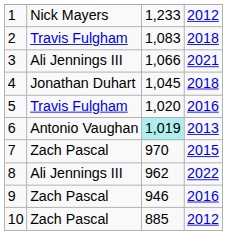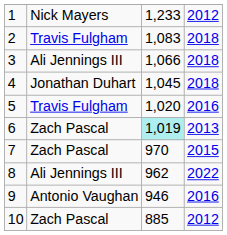(203, 60) 2021 -> (203, 60) 2018
(84, 128) Antonio Vaughan -> (69, 128) Zach Pascal
(69, 196) Zach Pascal -> (84, 196) Antonio Vaughan
